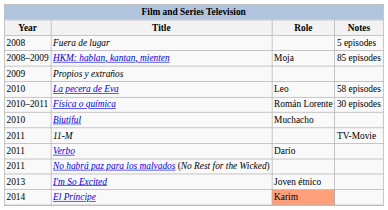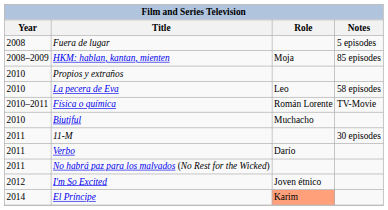(16, 74) 2009 -> (16, 74) 2010
(359, 105) 30 episodes -> (356, 105) TV-Movie
(356, 136) TV-Movie -> (359, 136) 30 episodes
(16, 182) 2013 -> (16, 182) 2012
